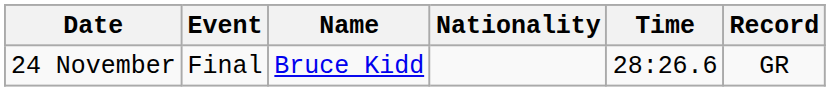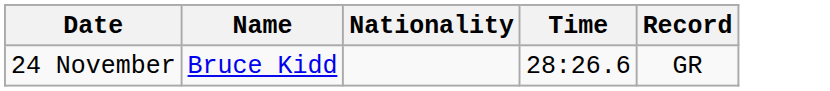- column: (225, 25)
